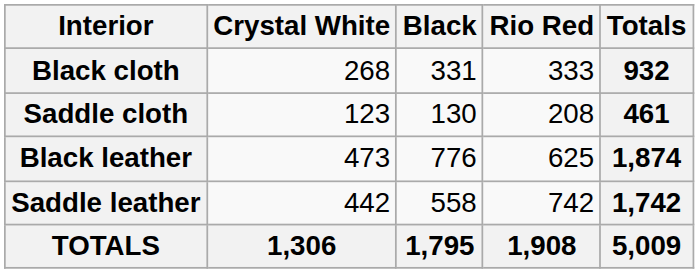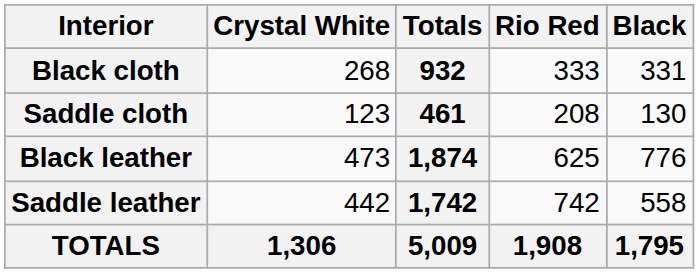columns swapped: (440, 26) <-> (647, 26)
